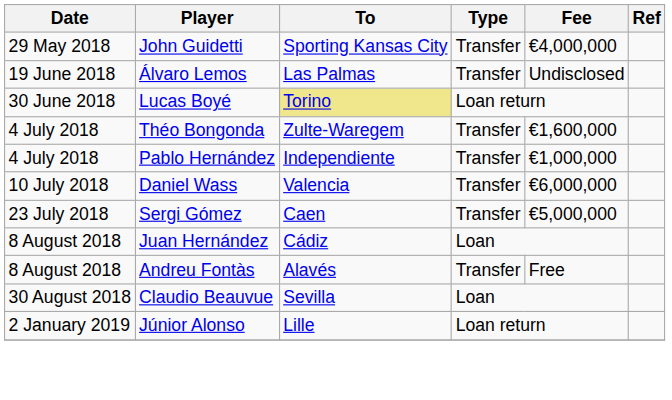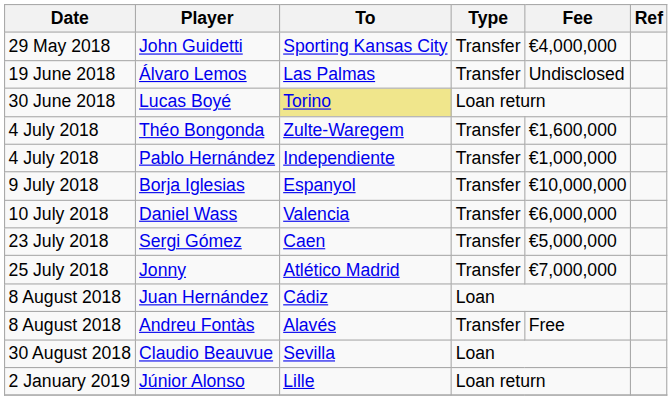+ row: (192, 185)
+ row: (163, 269)
